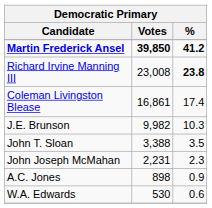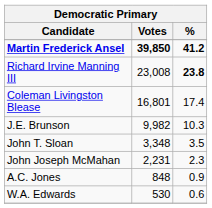(154, 102) 16,861 -> (154, 102) 16,801
(157, 142) 3,388 -> (157, 142) 3,348
(161, 177) 898 -> (161, 177) 848
